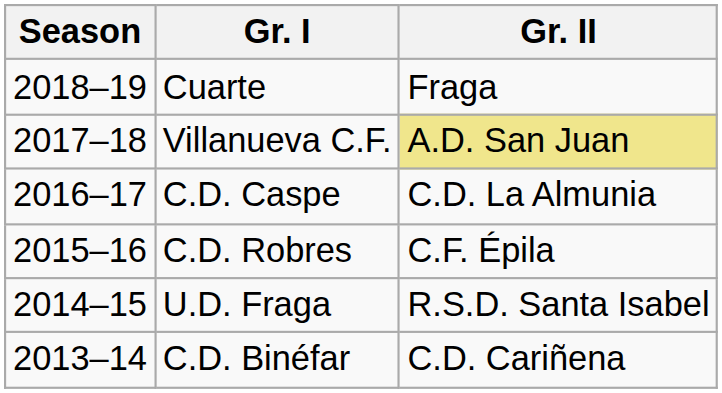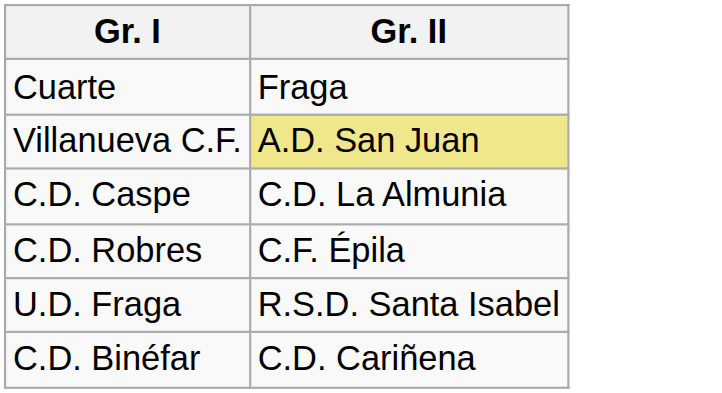- column: (80, 31)
